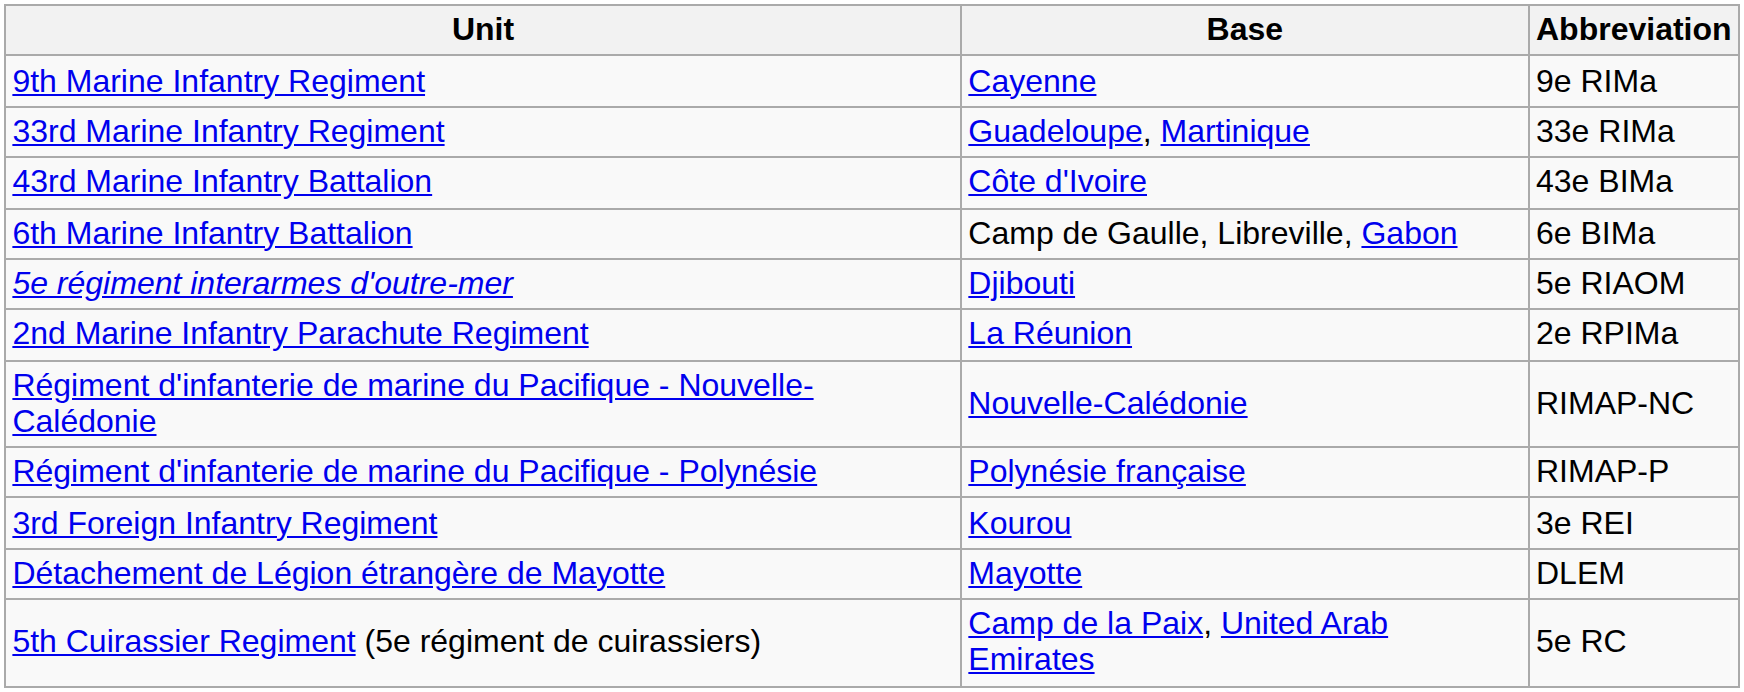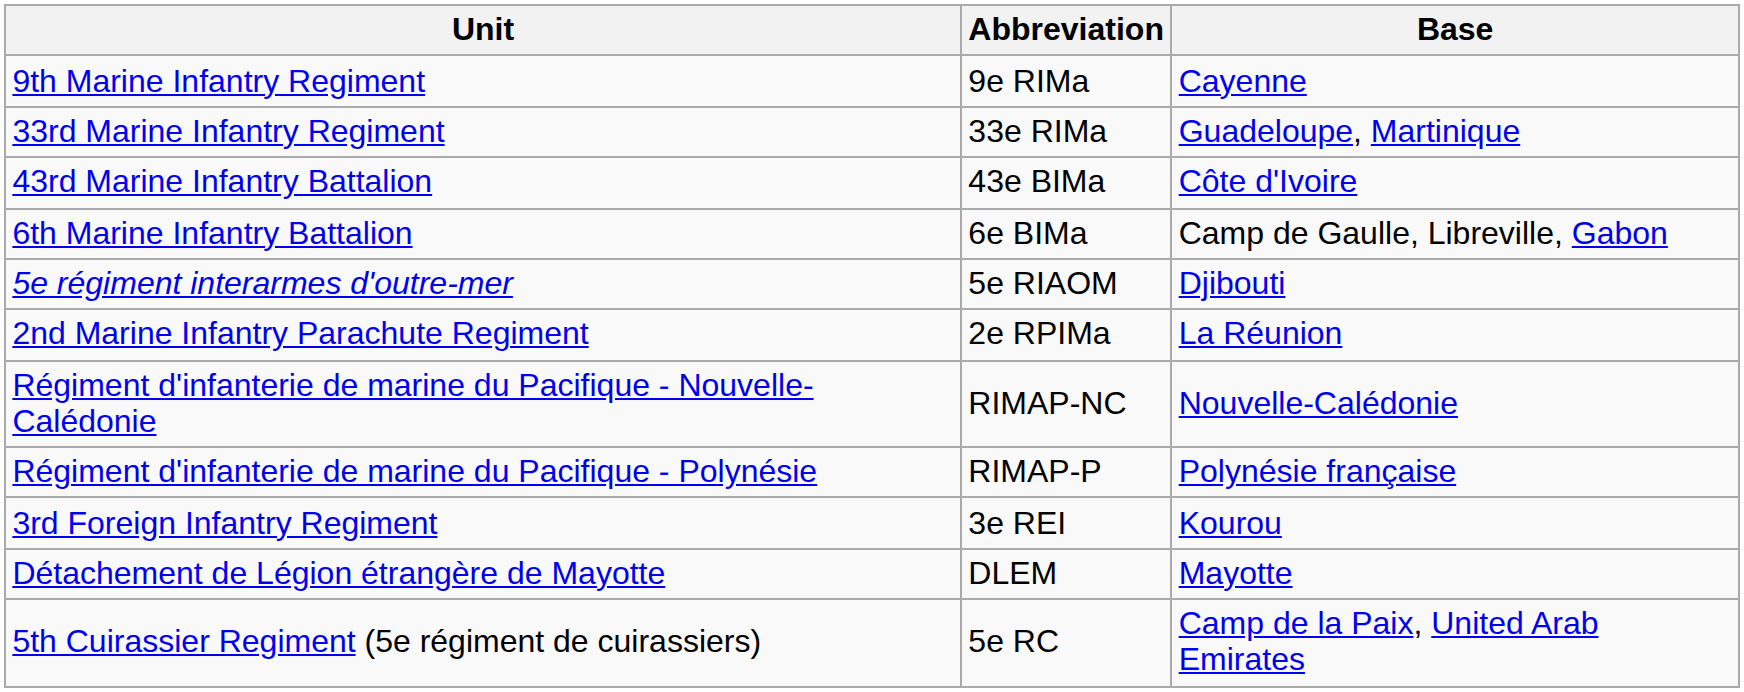columns swapped: (1634, 29) <-> (1245, 29)
